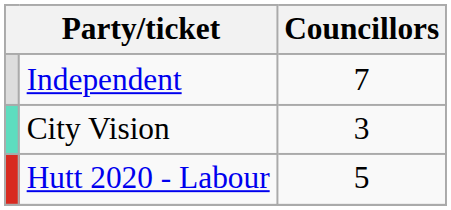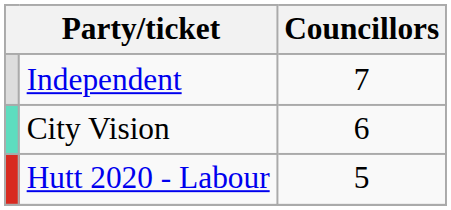(362, 128) 3 -> (362, 128) 6
